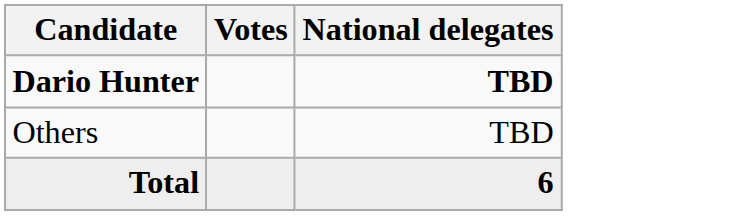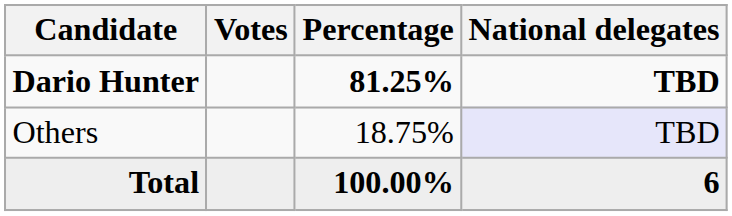+ column: (378, 30)
(521, 132) no background -> (687, 132) lavender background
